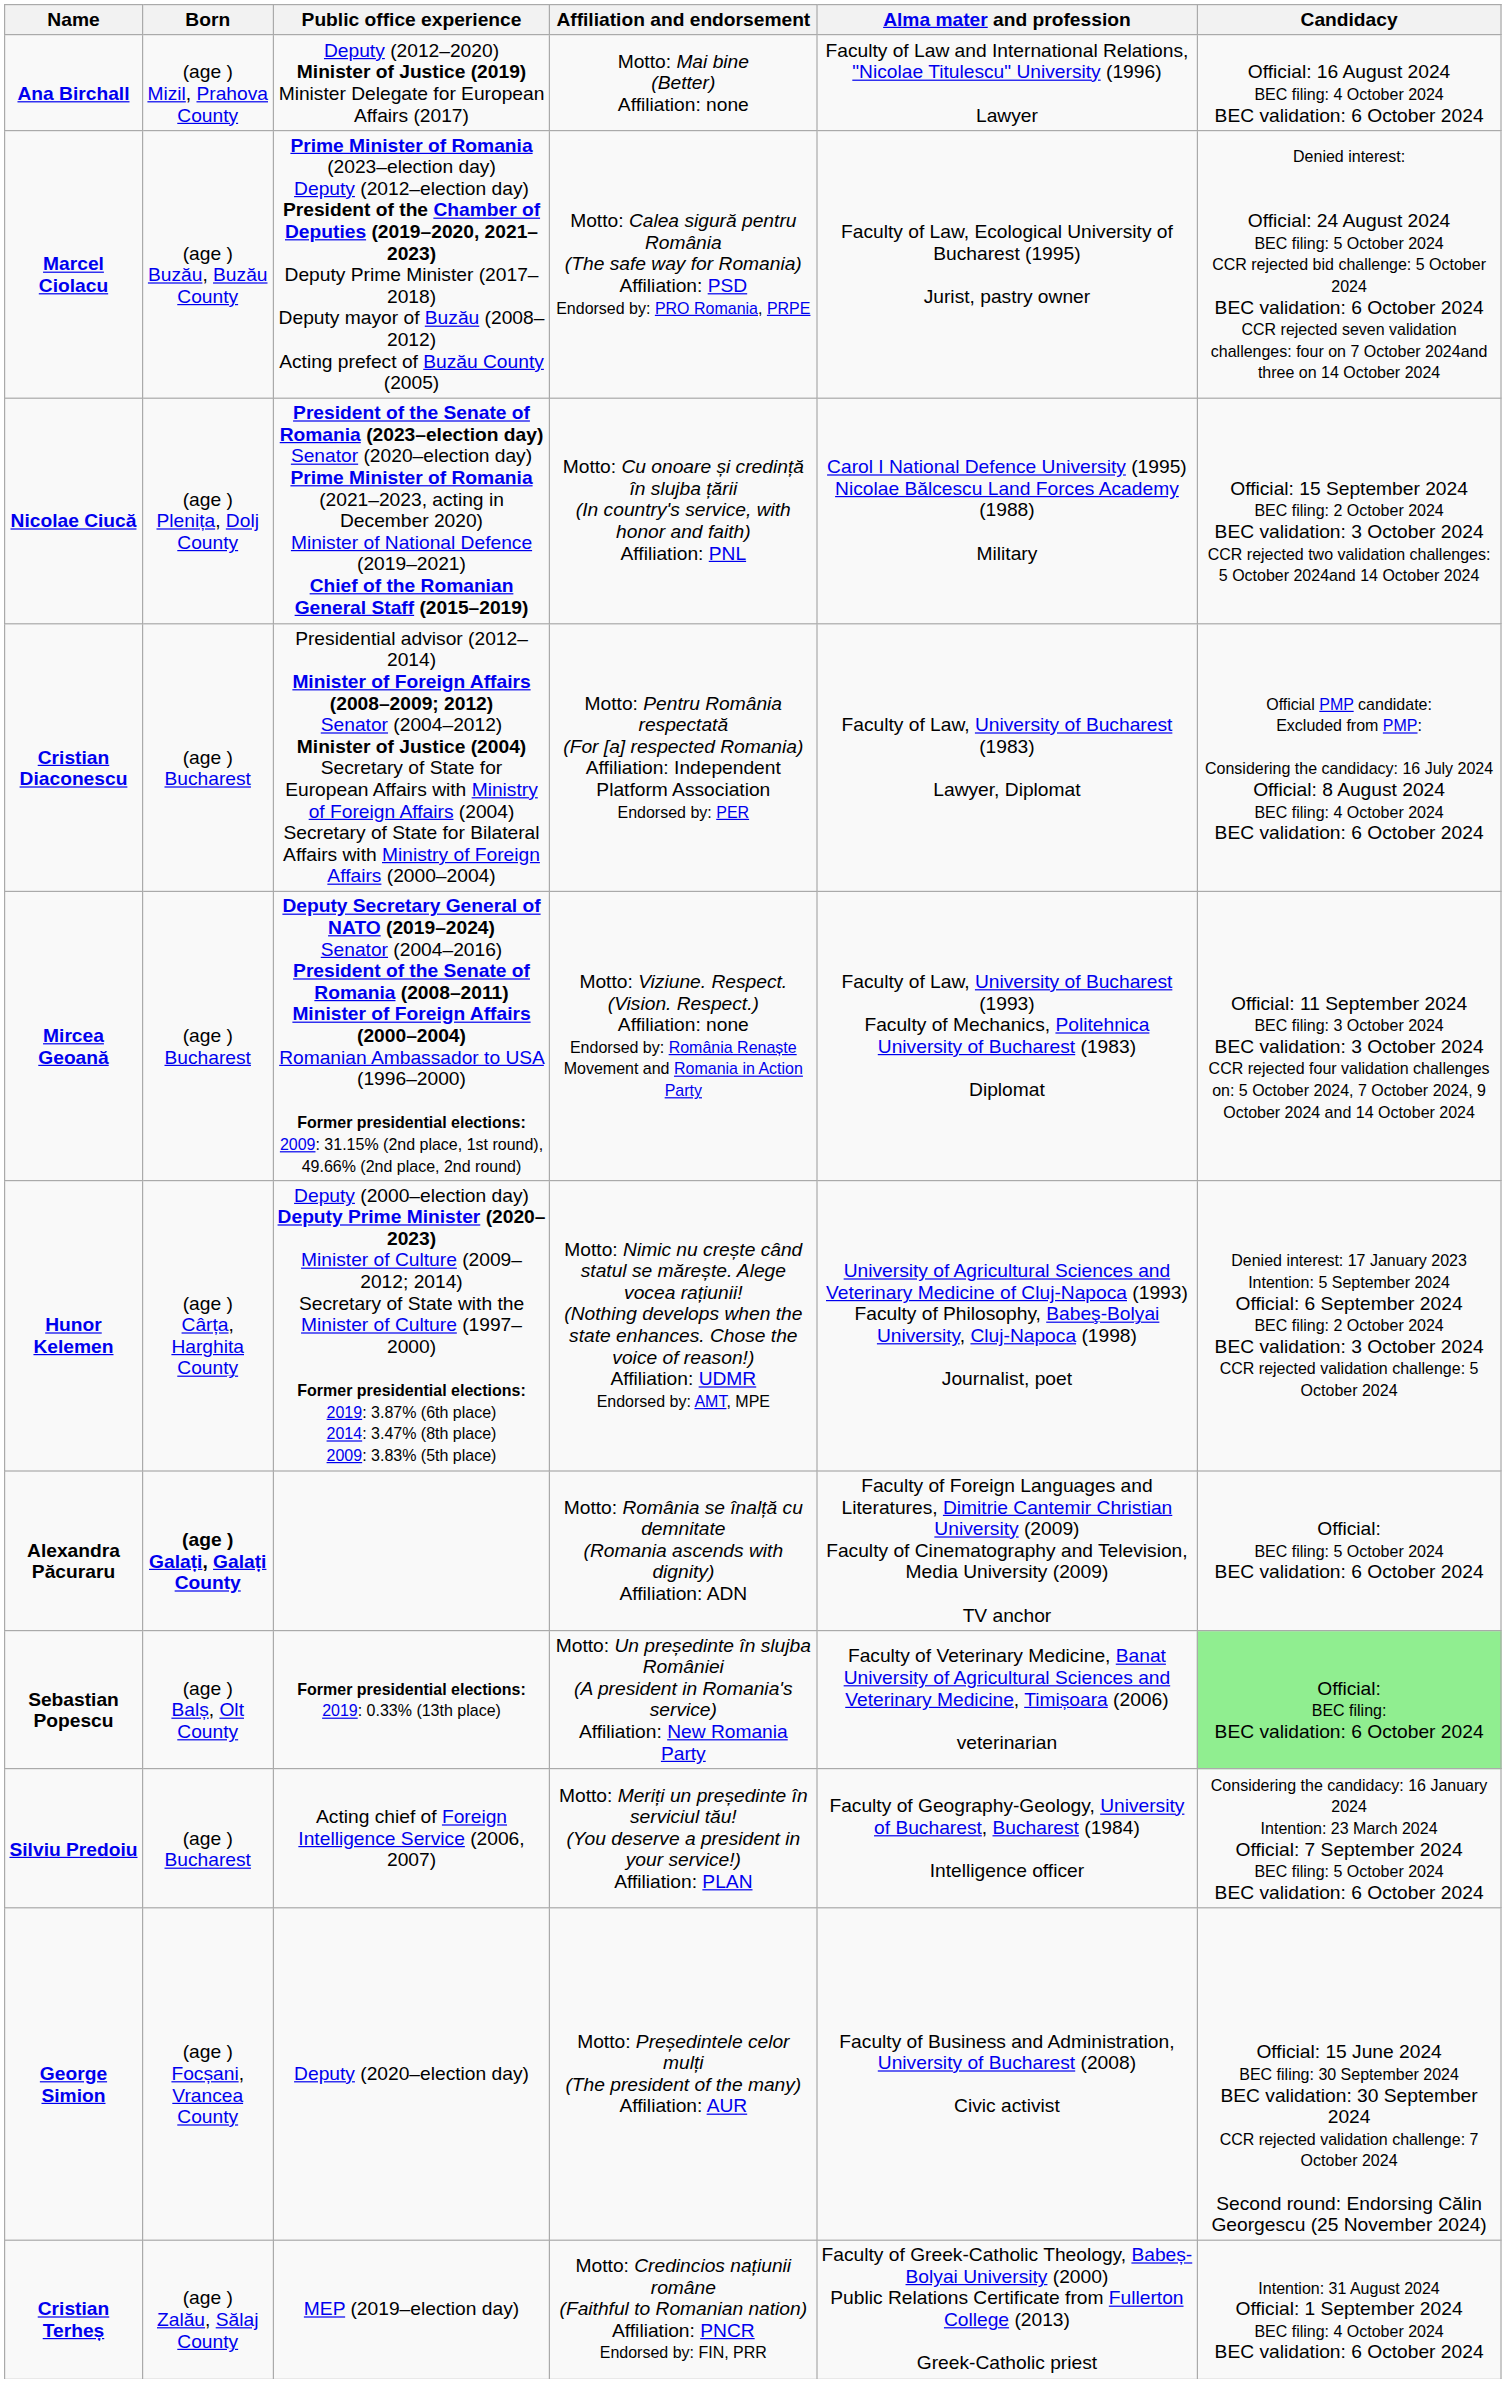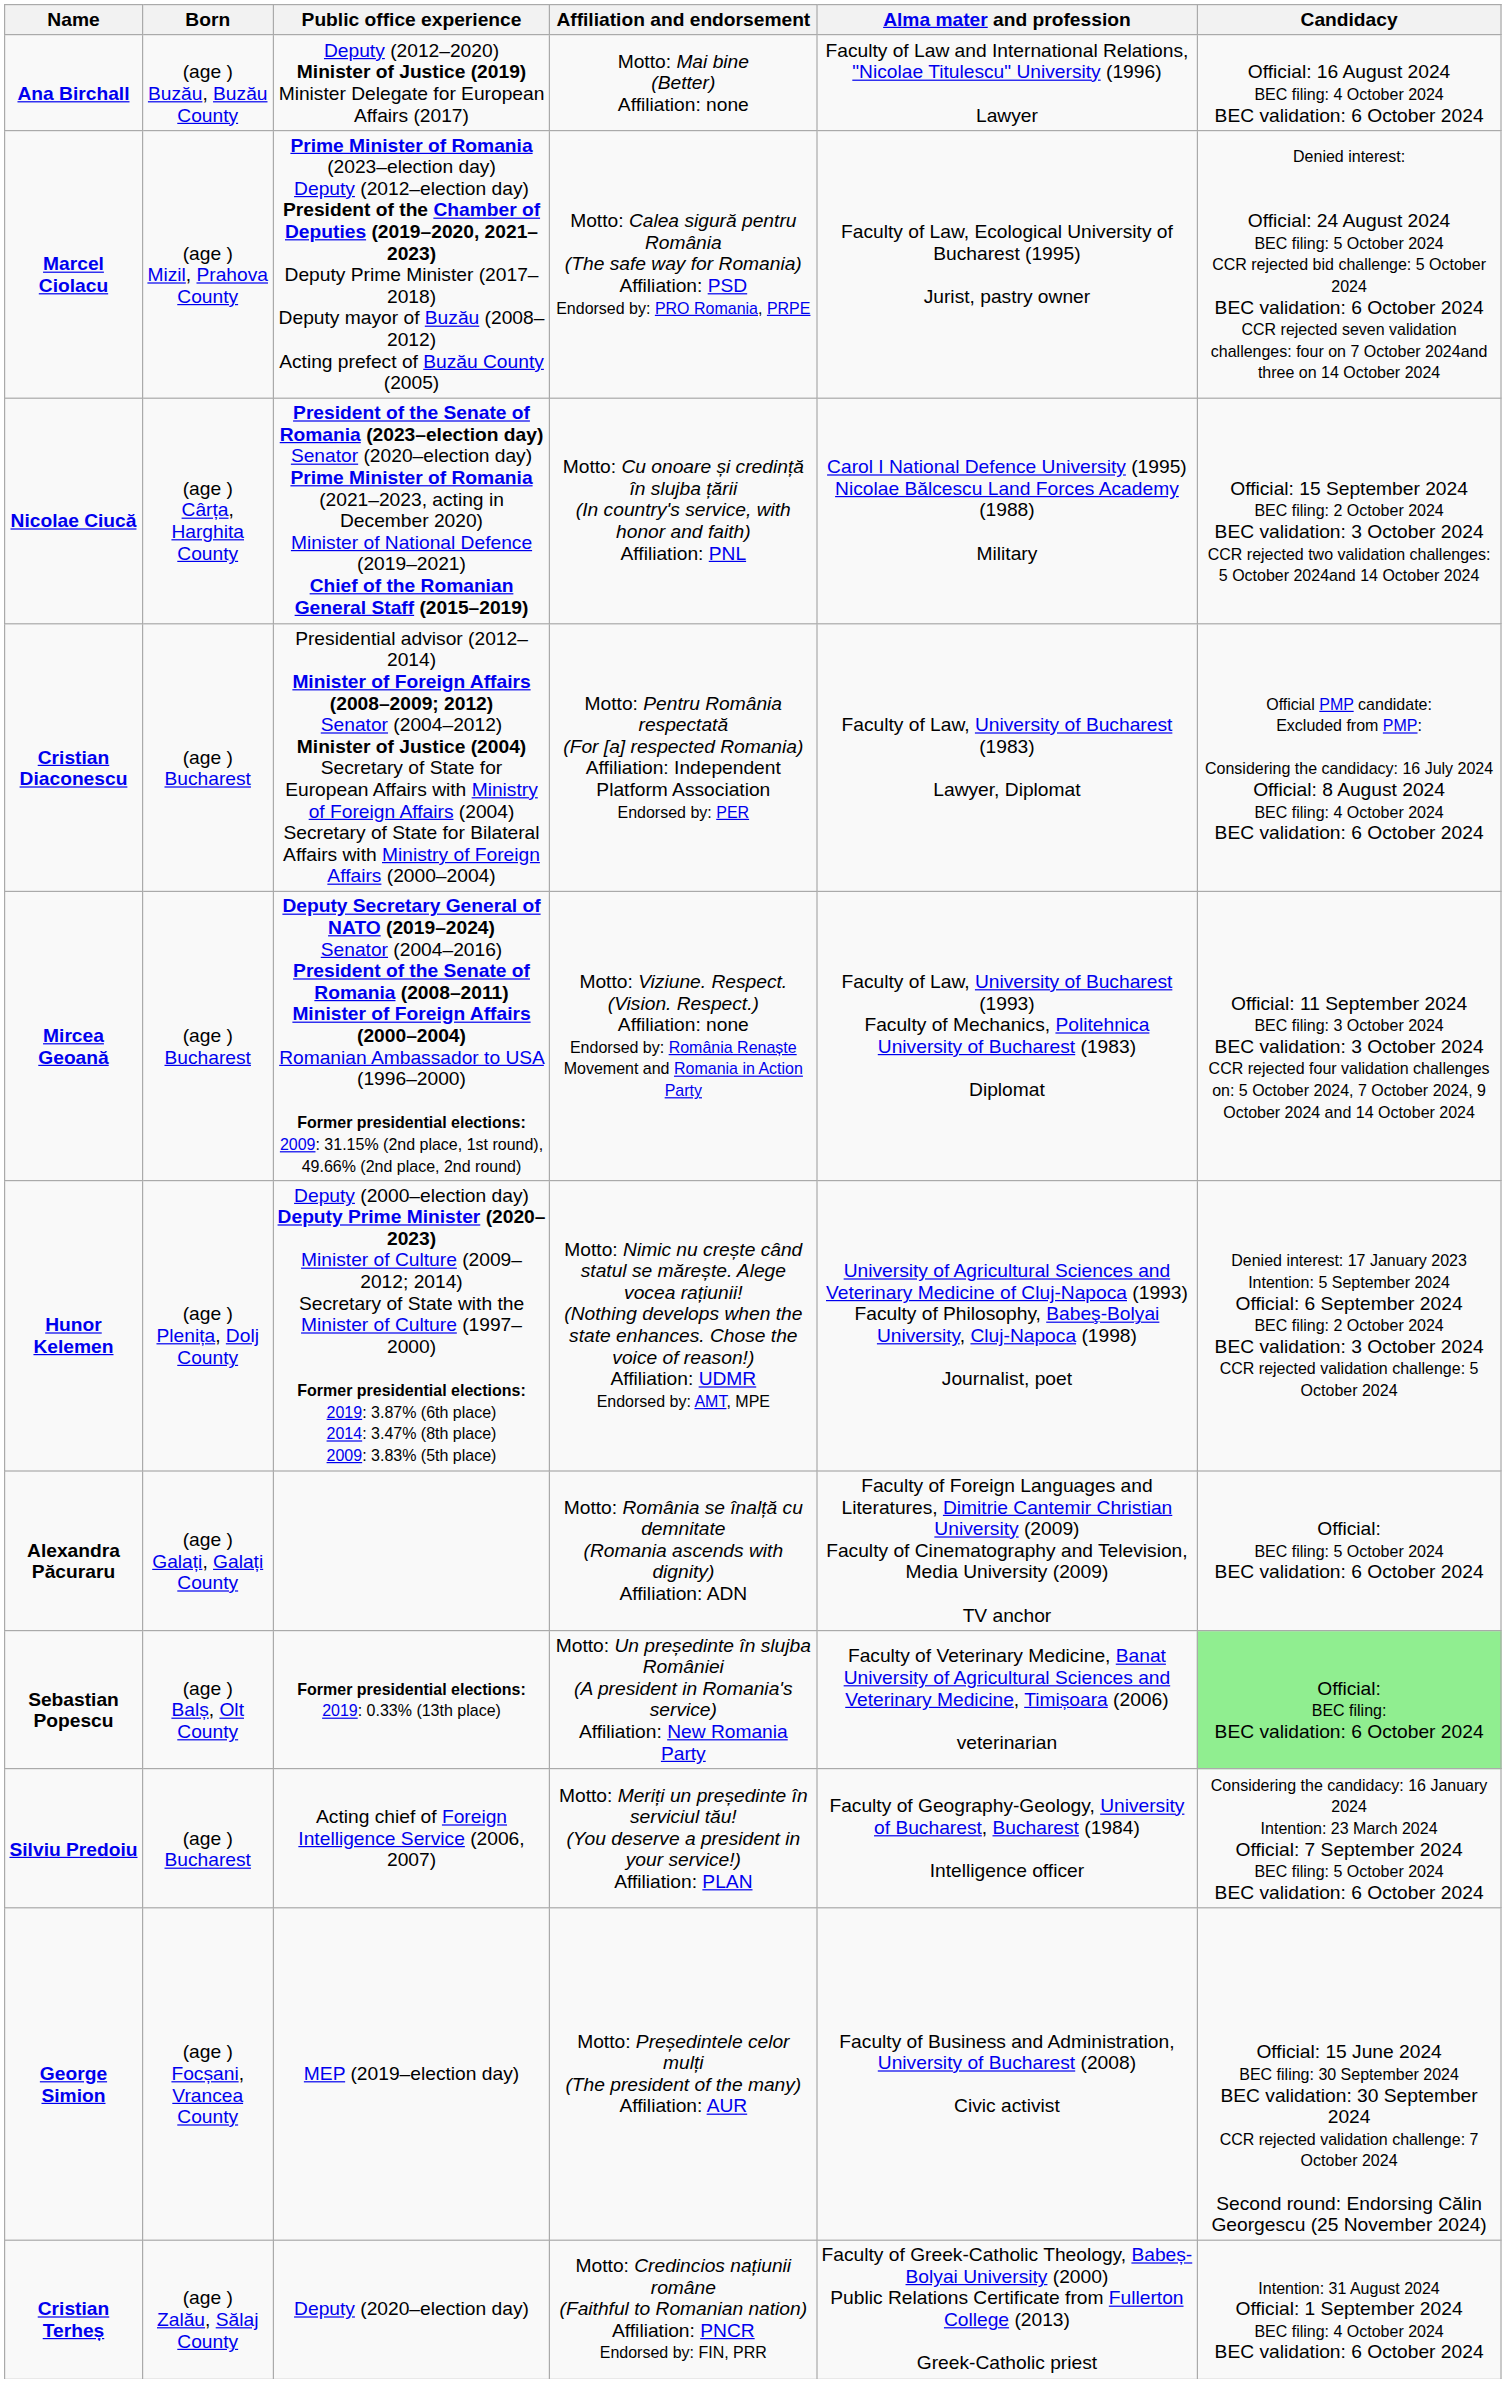(208, 93) (age ) Mizil, Prahova County -> (208, 93) (age ) Buzău, Buzău County
(208, 275) (age ) Buzău, Buzău County -> (208, 275) (age ) Mizil, Prahova County
(208, 521) (age ) Plenița, Dolj County -> (208, 521) (age ) Cârța, Harghita County
(208, 1336) (age ) Cârța, Harghita County -> (208, 1336) (age ) Plenița, Dolj County
(208, 1561) bold -> (208, 1561) normal
(411, 2073) Deputy (2020–election day) -> (411, 2073) MEP (2019–election day)
(411, 2309) MEP (2019–election day) -> (411, 2309) Deputy (2020–election day)
